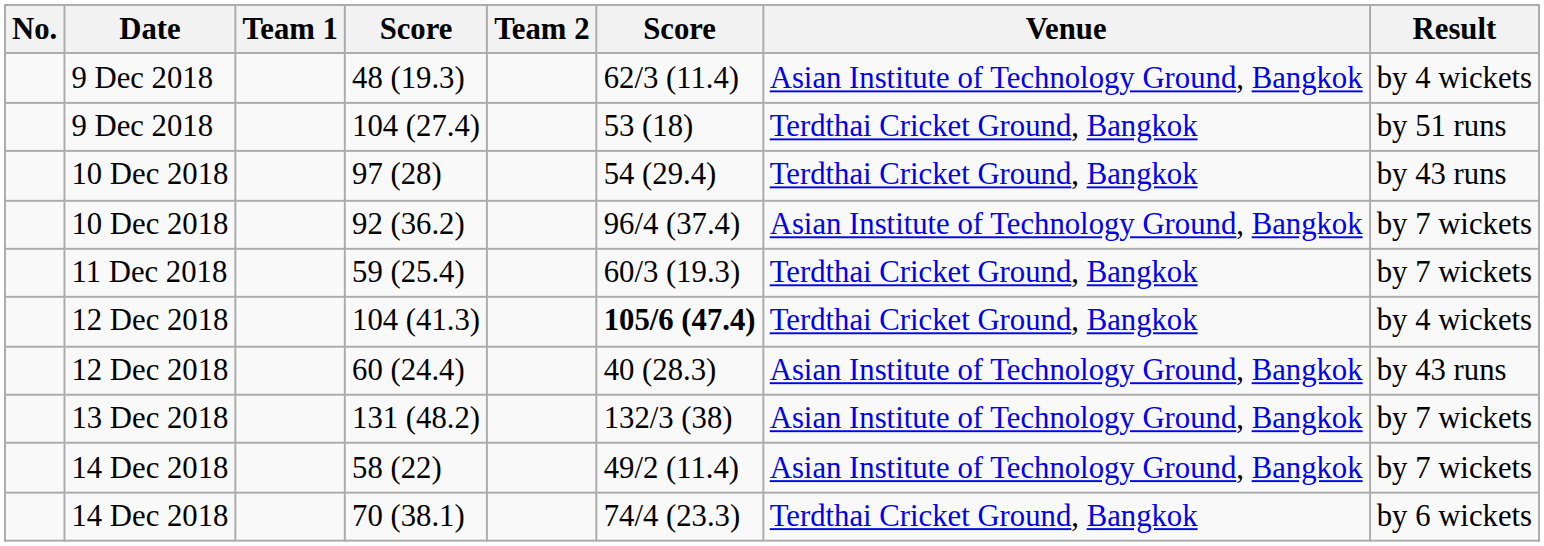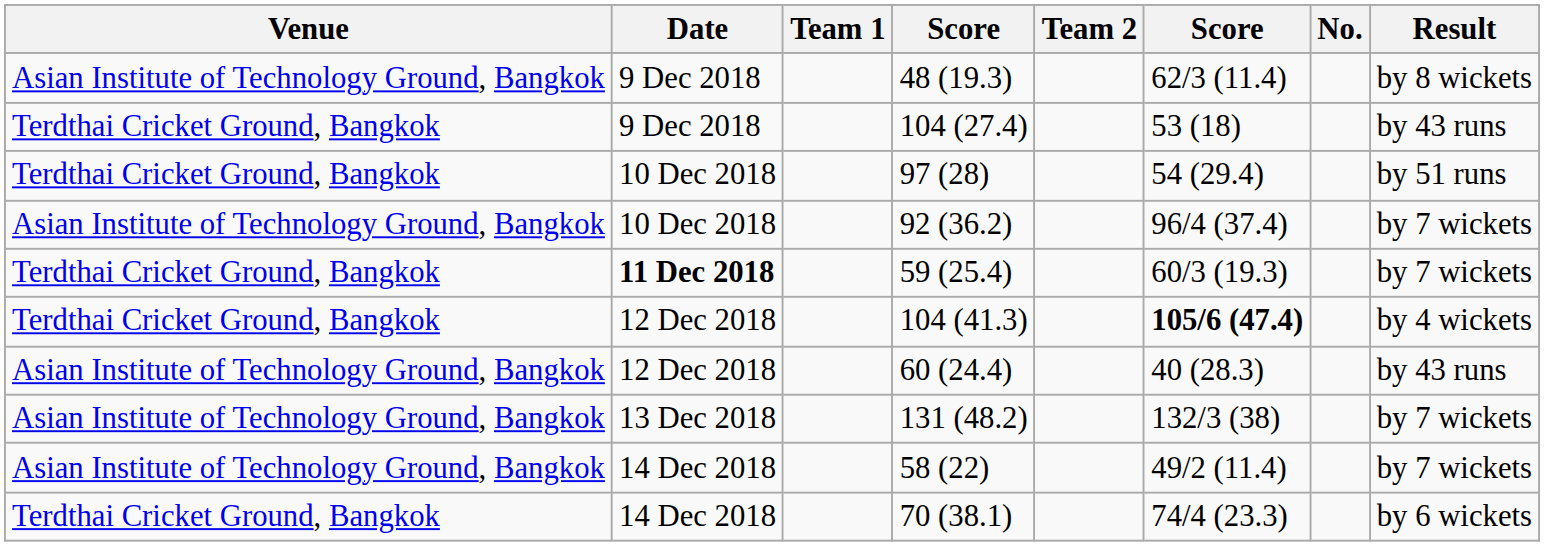columns swapped: (35, 28) <-> (1066, 28)
(1454, 77) by 4 wickets -> (1454, 77) by 8 wickets
(1442, 126) by 51 runs -> (1442, 126) by 43 runs
(1442, 175) by 43 runs -> (1442, 175) by 51 runs
(149, 272) normal -> (697, 272) bold
